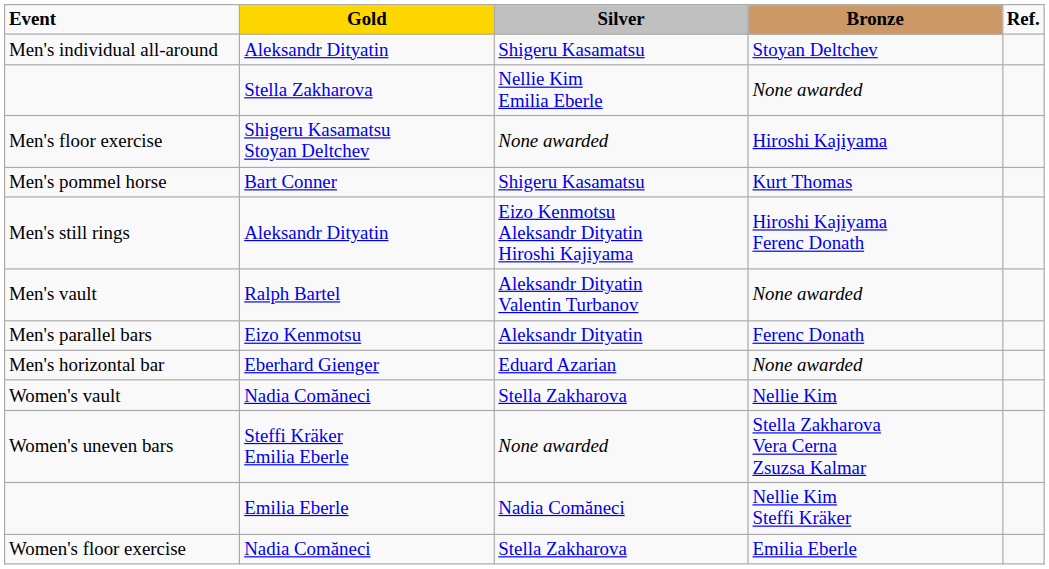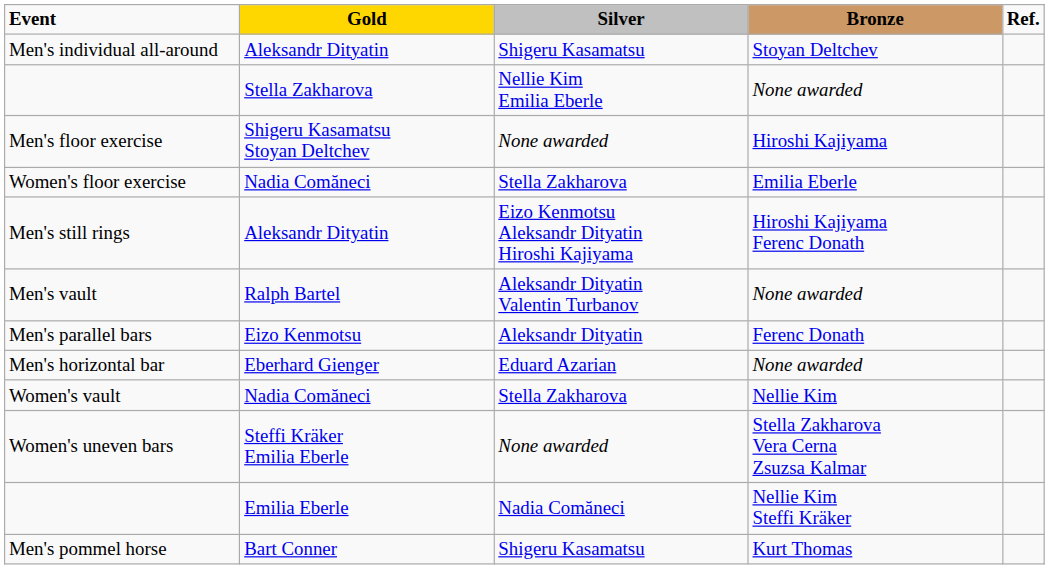rows swapped: (88, 181) <-> (97, 548)
